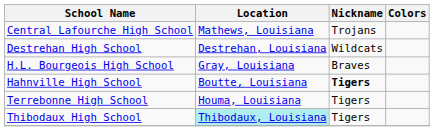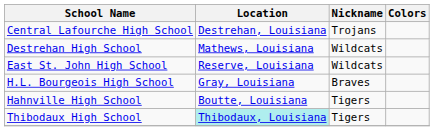(256, 30) Mathews, Louisiana -> (262, 30) Destrehan, Louisiana
(262, 48) Destrehan, Louisiana -> (256, 48) Mathews, Louisiana
+ row: (87, 65)
(351, 83) bold -> (351, 100) normal
- row: (78, 100)
